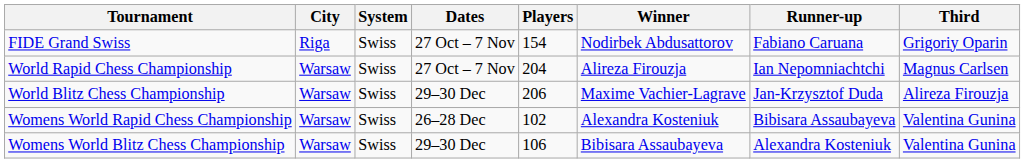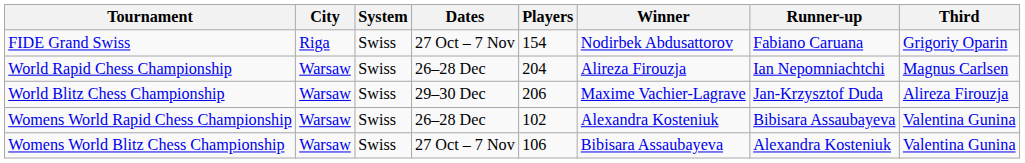(465, 68) 27 Oct – 7 Nov -> (450, 68) 26–28 Dec
(450, 145) 29–30 Dec -> (465, 145) 27 Oct – 7 Nov
